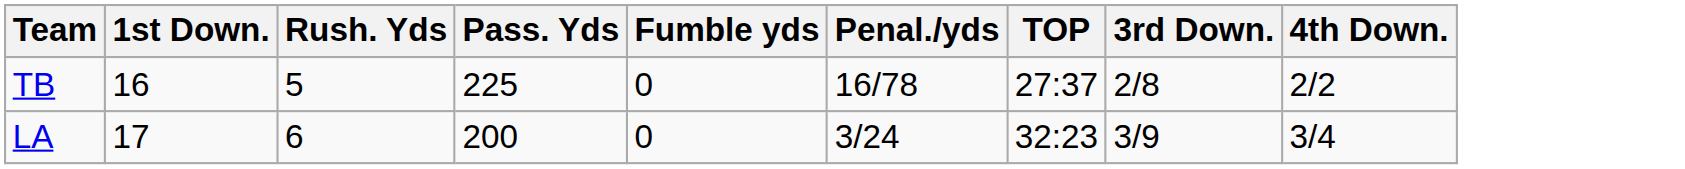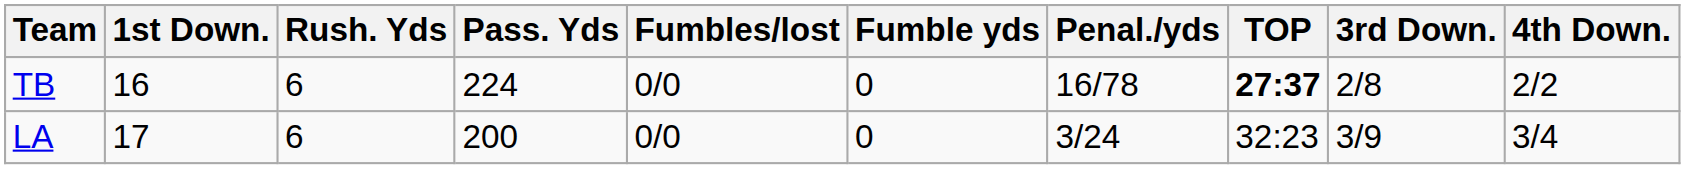+ column: (737, 30)
(294, 83) 5 -> (294, 83) 6
(490, 83) 225 -> (490, 83) 224
(1056, 83) normal -> (1278, 83) bold
